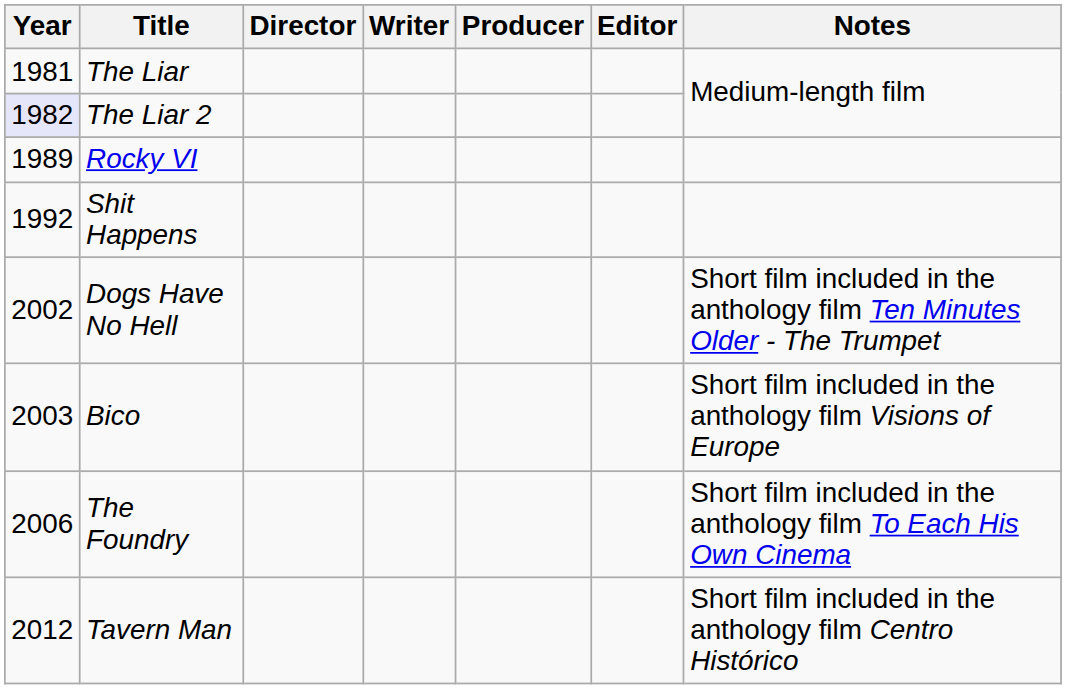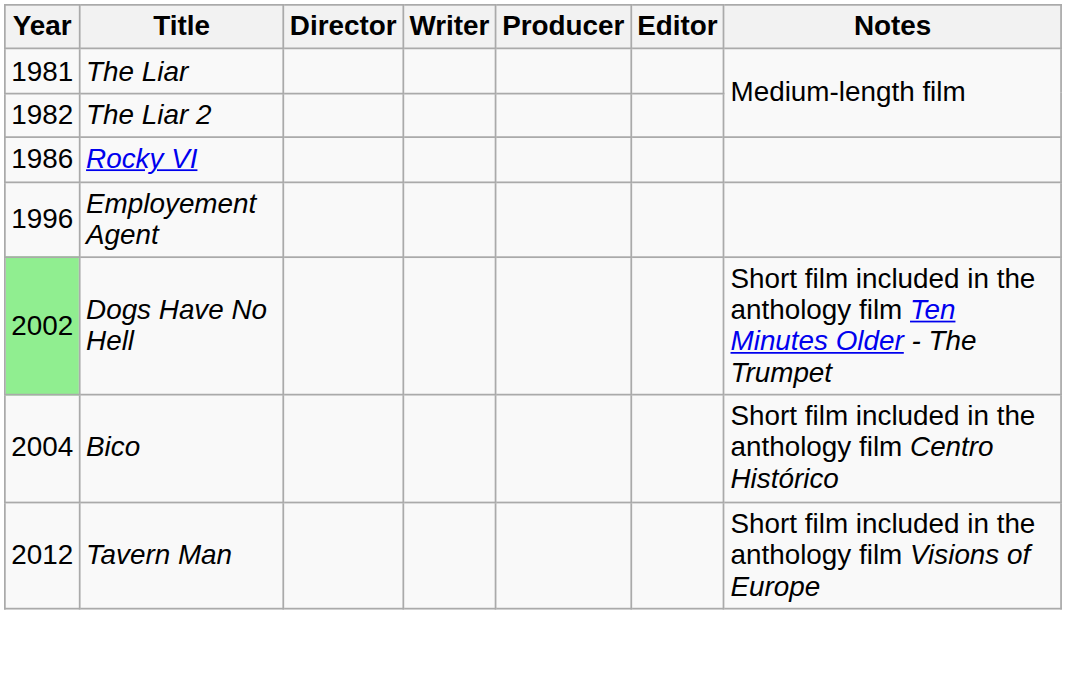(42, 114) lavender background -> (42, 114) no background
(42, 159) 1989 -> (42, 159) 1986
- row: (142, 218)
+ row: (171, 218)
(42, 309) no background -> (42, 325) lightgreen background
(42, 416) 2003 -> (42, 448) 2004
(843, 416) Short film included in the anthology film Visions of Europe -> (883, 448) Short film included in the anthology film Centro Histórico
- row: (137, 523)
(843, 630) Short film included in the anthology film Centro Histórico -> (883, 554) Short film included in the anthology film Visions of Europe
